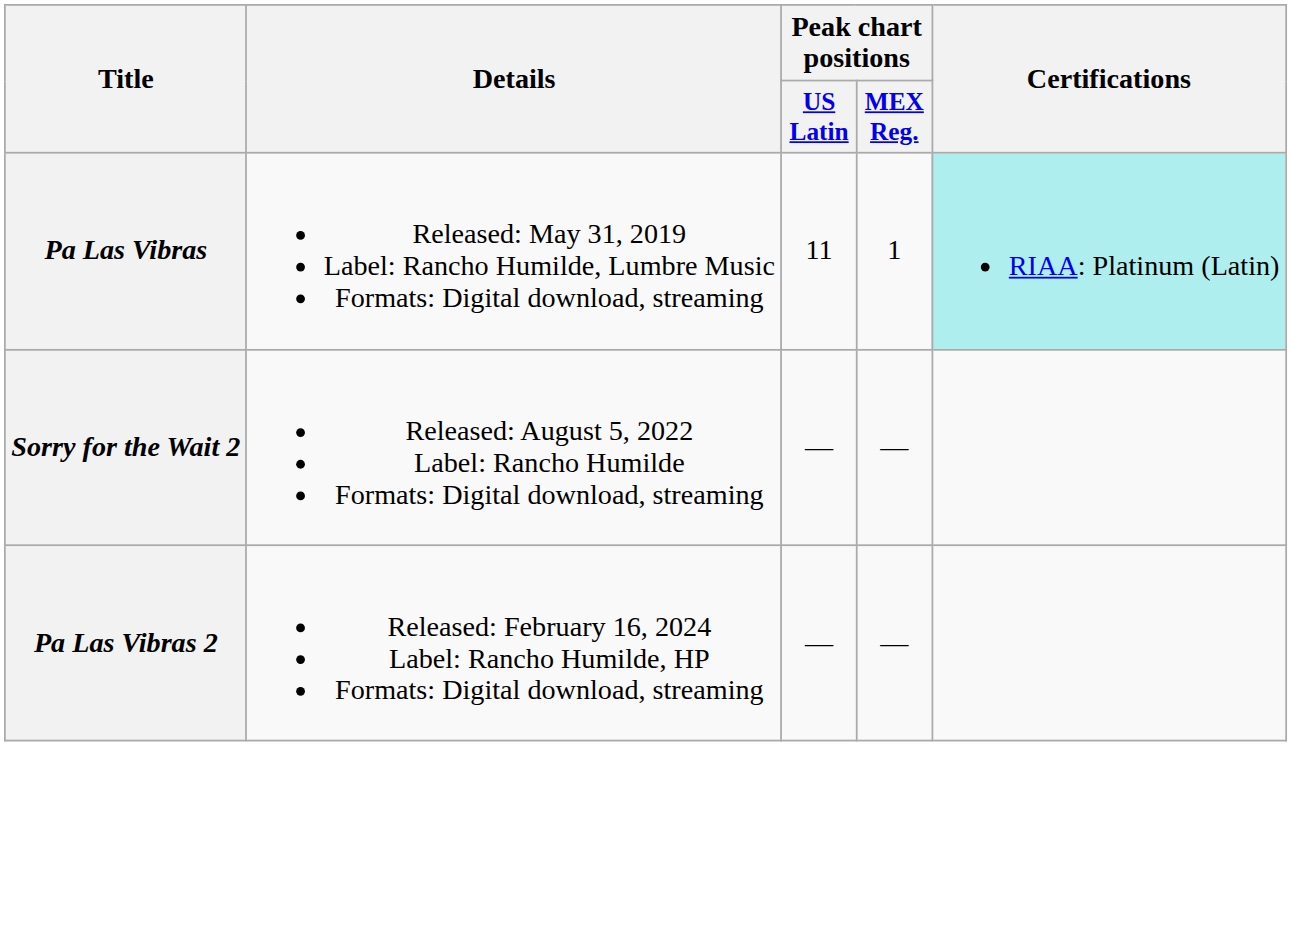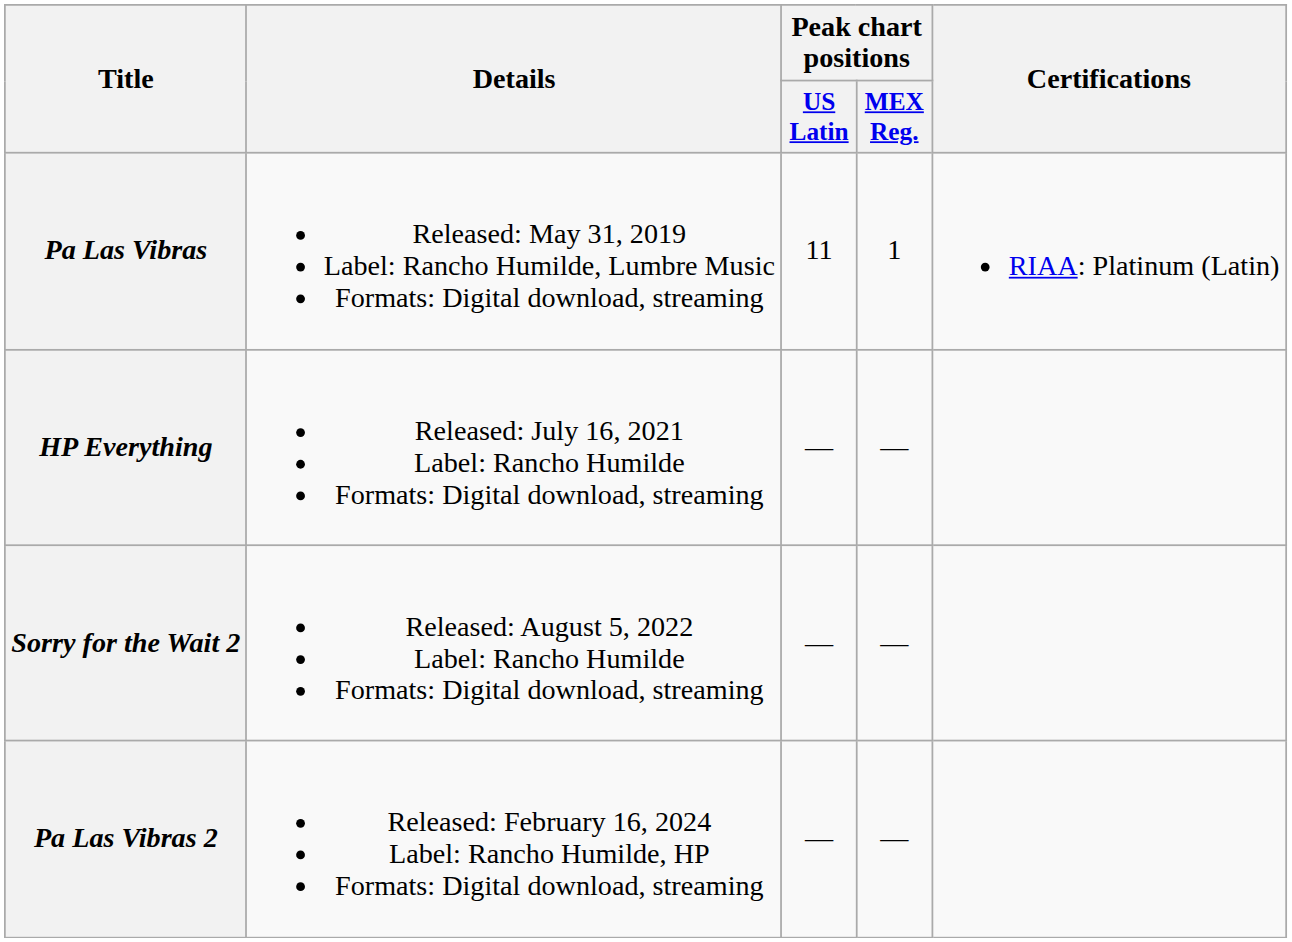(1109, 267) paleturquoise background -> (1109, 267) no background
+ row: (126, 446)
